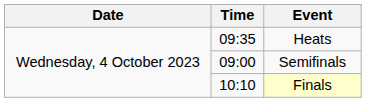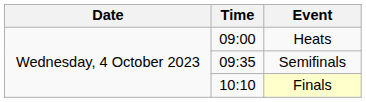(237, 39) 09:35 -> (237, 39) 09:00
(237, 62) 09:00 -> (237, 62) 09:35
